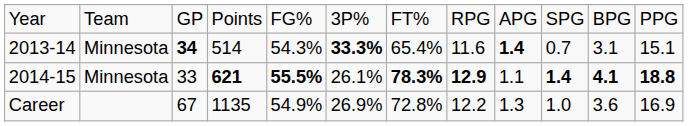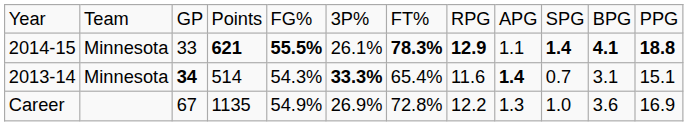rows swapped: (42, 47) <-> (42, 76)
